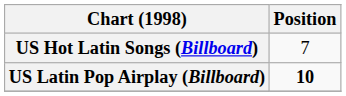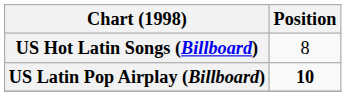(305, 47) 7 -> (305, 47) 8
